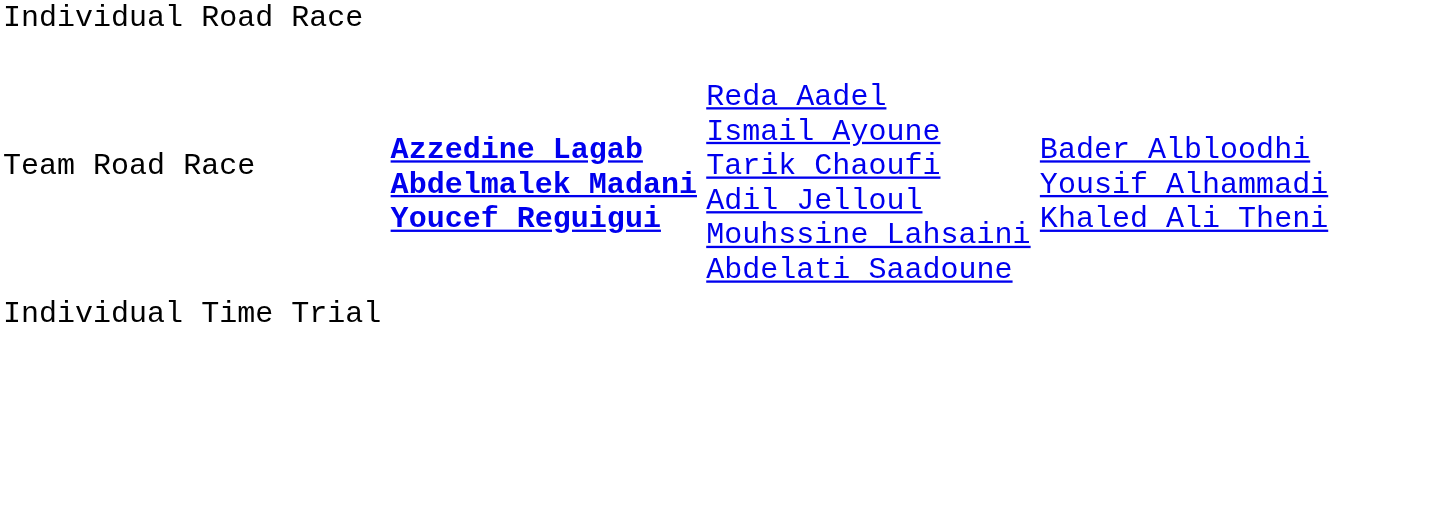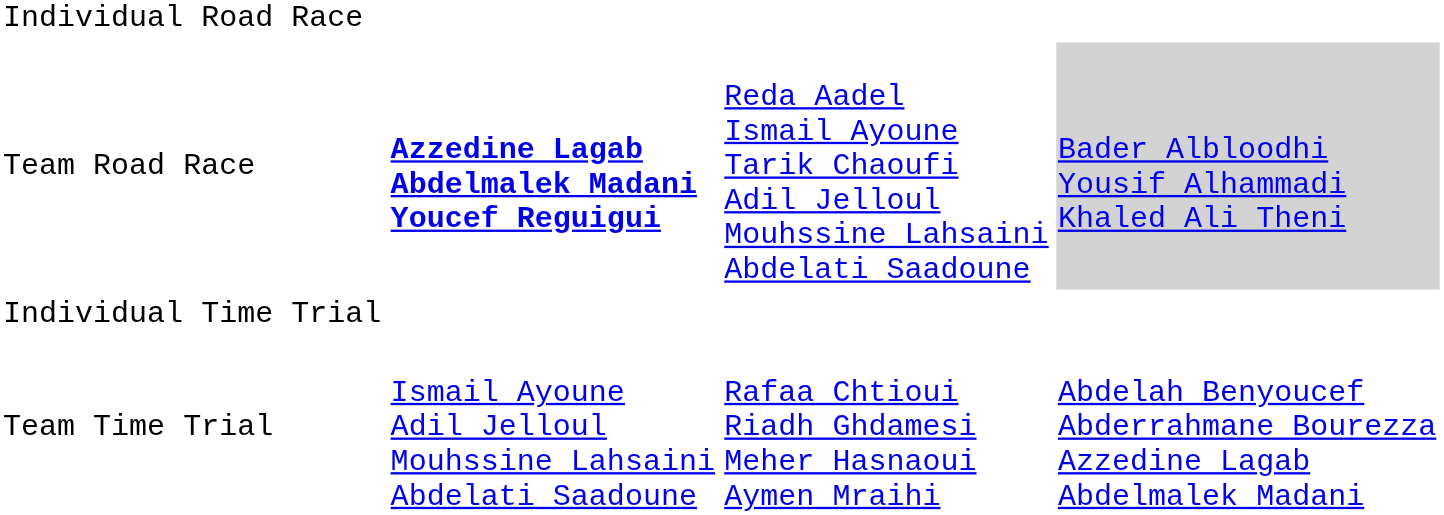(1184, 183) no background -> (1202, 183) lightgrey background
+ row: (138, 427)
